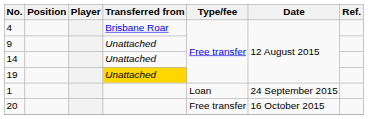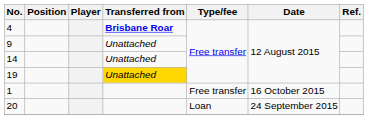(137, 28) normal -> (139, 28) bold
(200, 91) Loan -> (218, 91) Free transfer
(294, 91) 24 September 2015 -> (287, 91) 16 October 2015
(218, 106) Free transfer -> (200, 106) Loan
(287, 106) 16 October 2015 -> (294, 106) 24 September 2015
